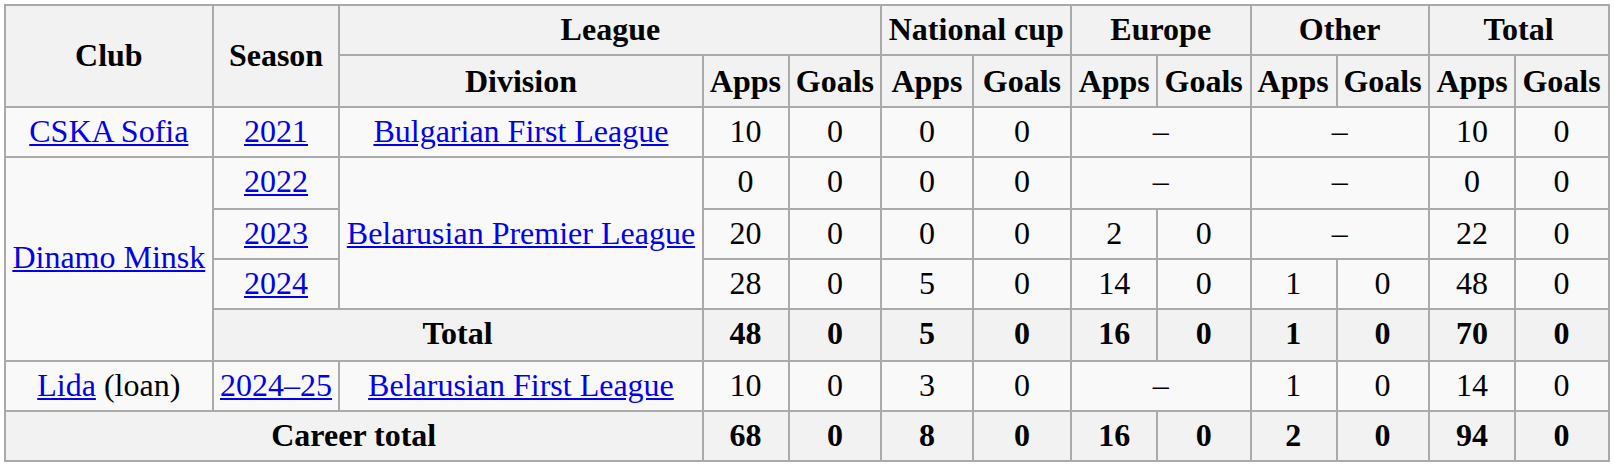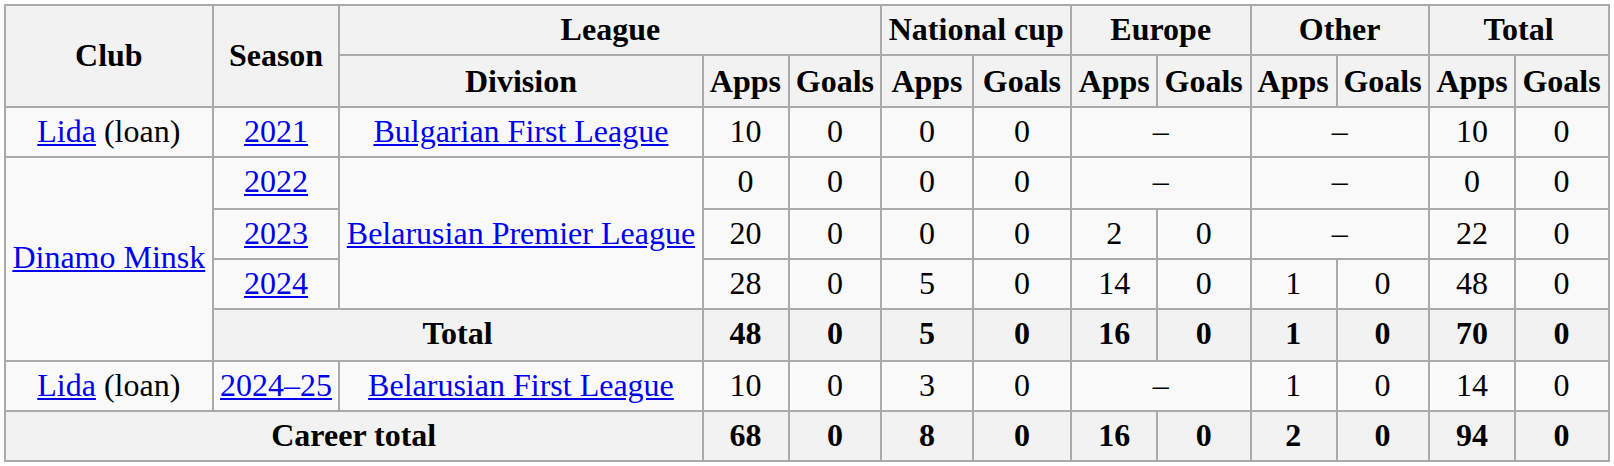(109, 131) CSKA Sofia -> (109, 131) Lida (loan)
